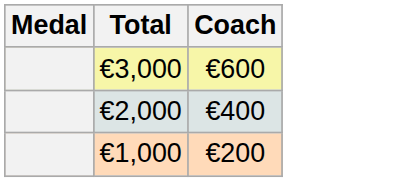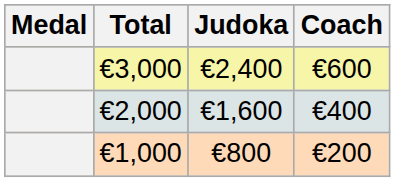+ column: (241, 25)
